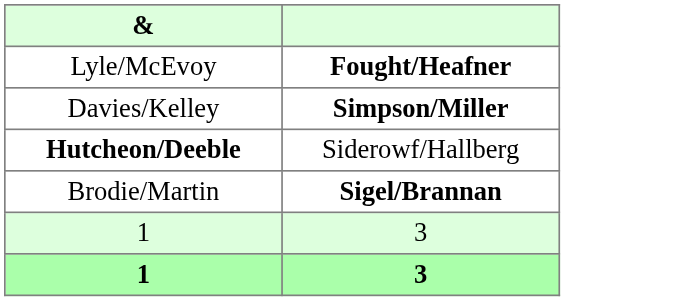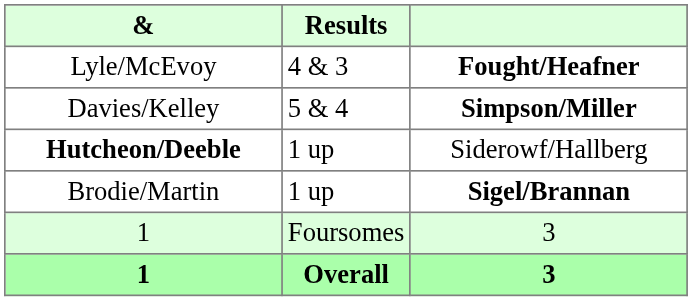+ column: (346, 25)
